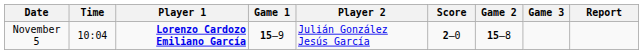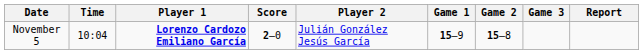columns swapped: (452, 12) <-> (272, 12)
